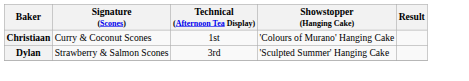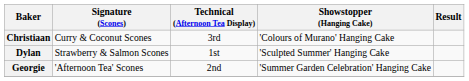(214, 38) 1st -> (214, 38) 3rd
(214, 53) 3rd -> (214, 53) 1st
+ row: (28, 68)
